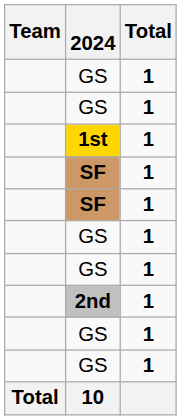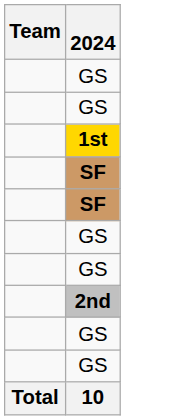- column: (148, 32)
